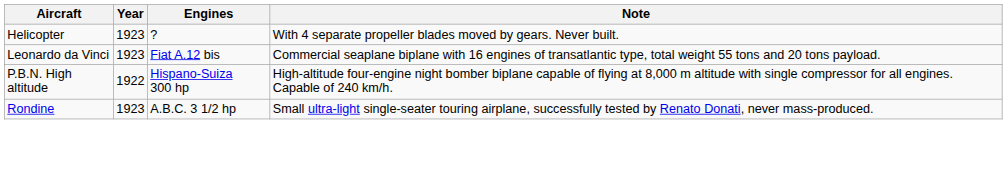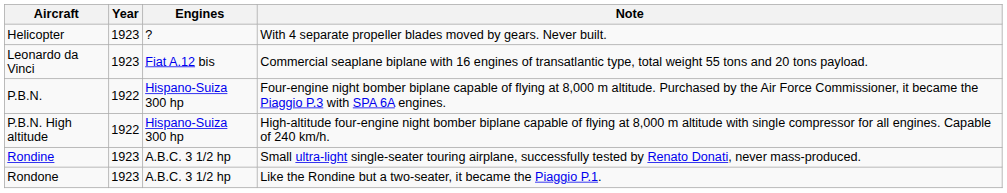+ row: (25, 95)
+ row: (33, 177)
